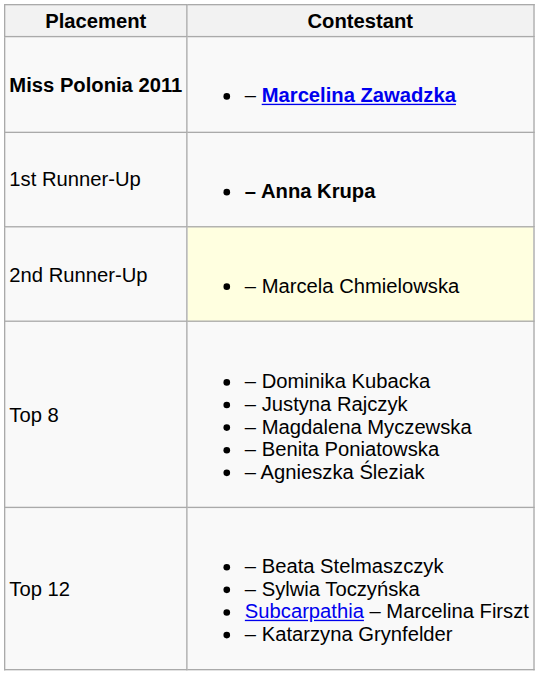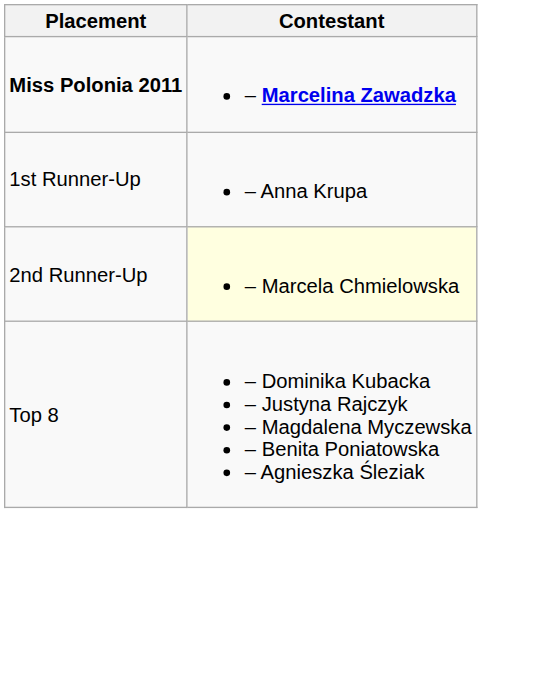(360, 191) bold -> (332, 191) normal
- row: (40, 589)
